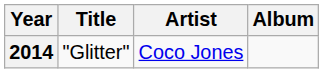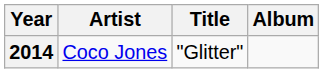columns swapped: (96, 20) <-> (191, 20)
